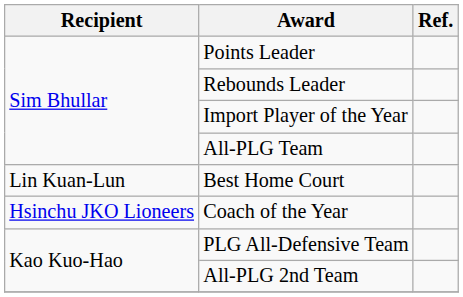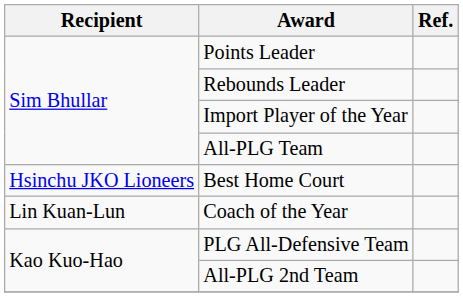(67, 180) Lin Kuan-Lun -> (102, 180) Hsinchu JKO Lioneers
(102, 212) Hsinchu JKO Lioneers -> (67, 212) Lin Kuan-Lun
